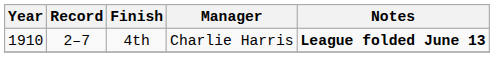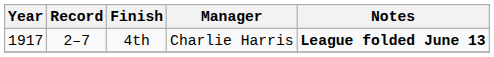(26, 40) 1910 -> (26, 40) 1917
